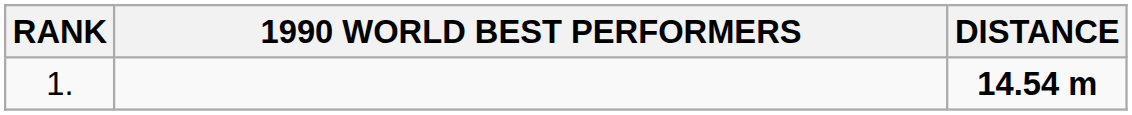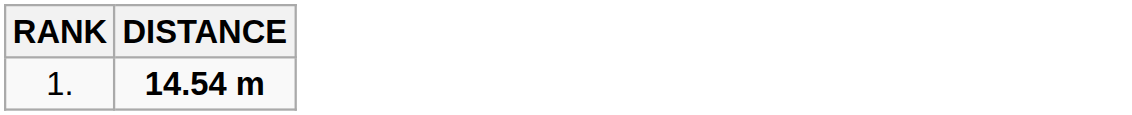- column: (531, 31)
